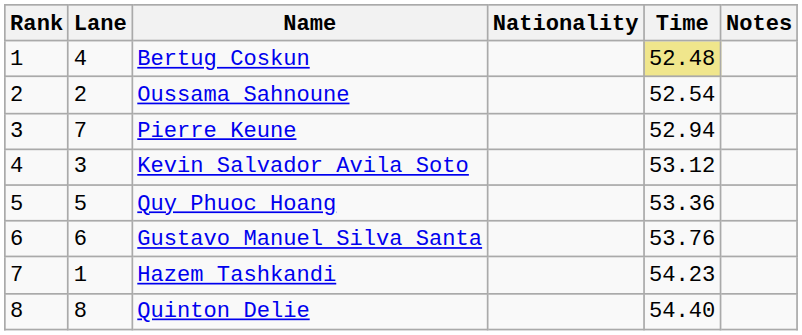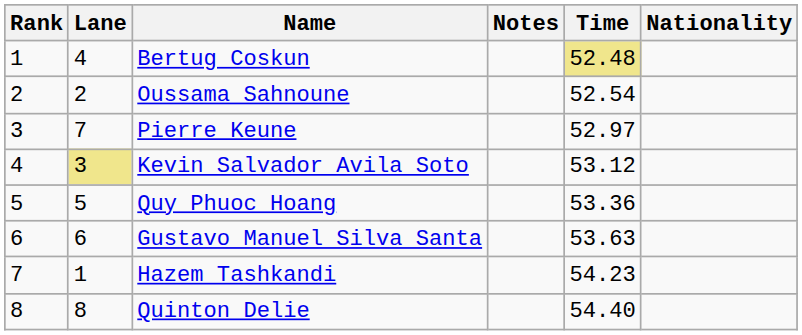columns swapped: (566, 23) <-> (759, 23)
(682, 131) 52.94 -> (603, 131) 52.97
(80, 167) no background -> (80, 167) khaki background
(682, 239) 53.76 -> (603, 239) 53.63
